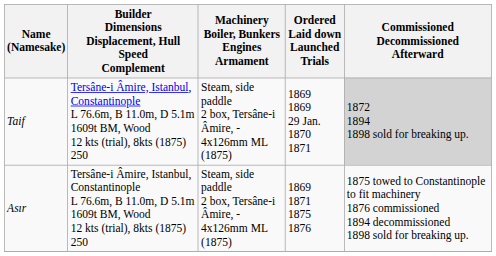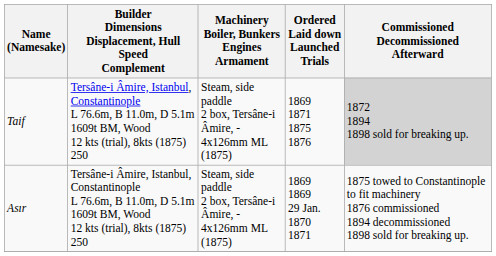(304, 121) 1869 1869 29 Jan. 1870 1871 -> (300, 121) 1869 1871 1875 1876
(300, 208) 1869 1871 1875 1876 -> (304, 208) 1869 1869 29 Jan. 1870 1871
